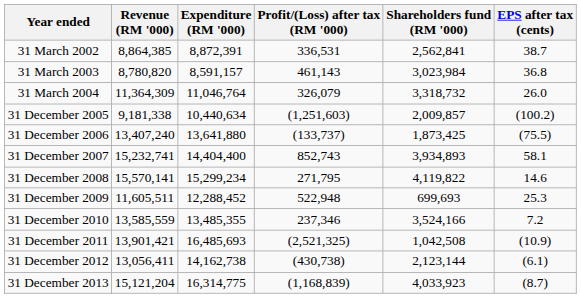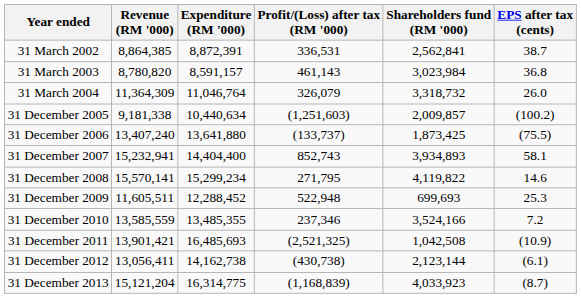(145, 156) 15,232,741 -> (145, 156) 15,232,941
